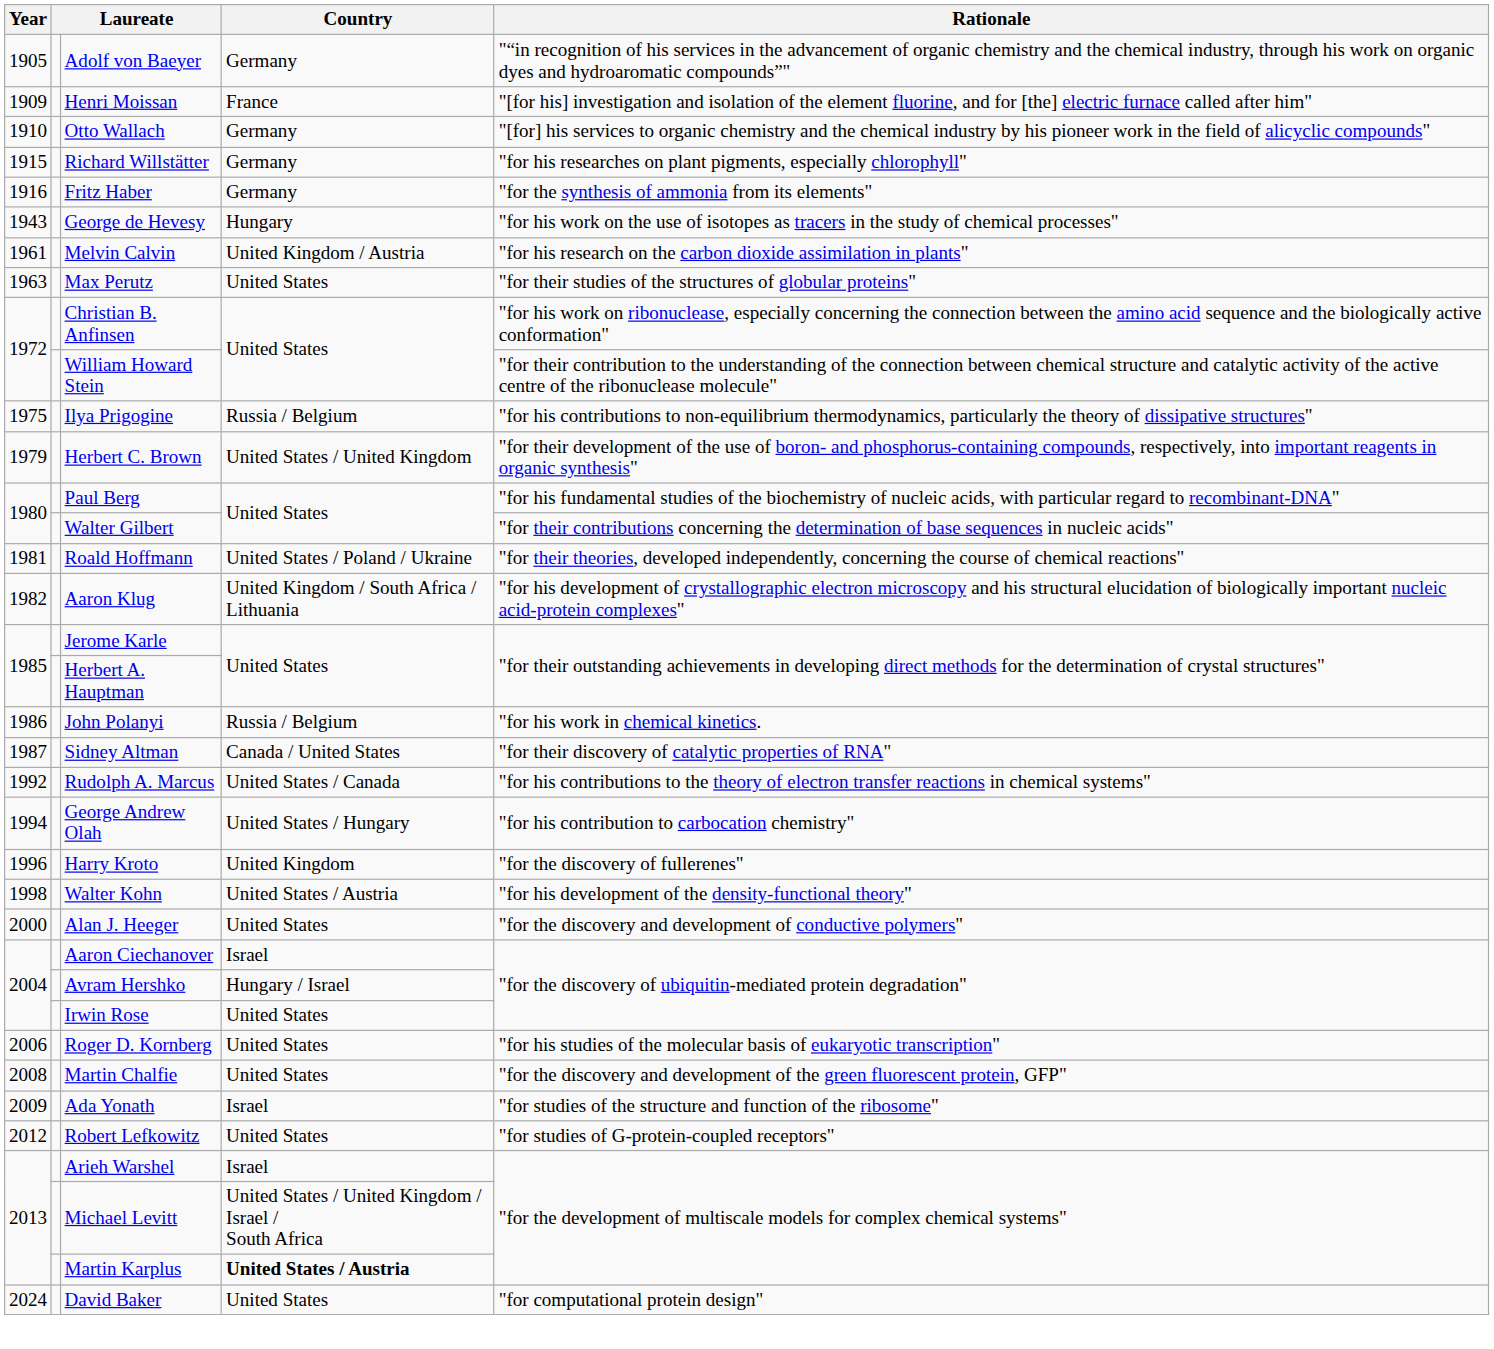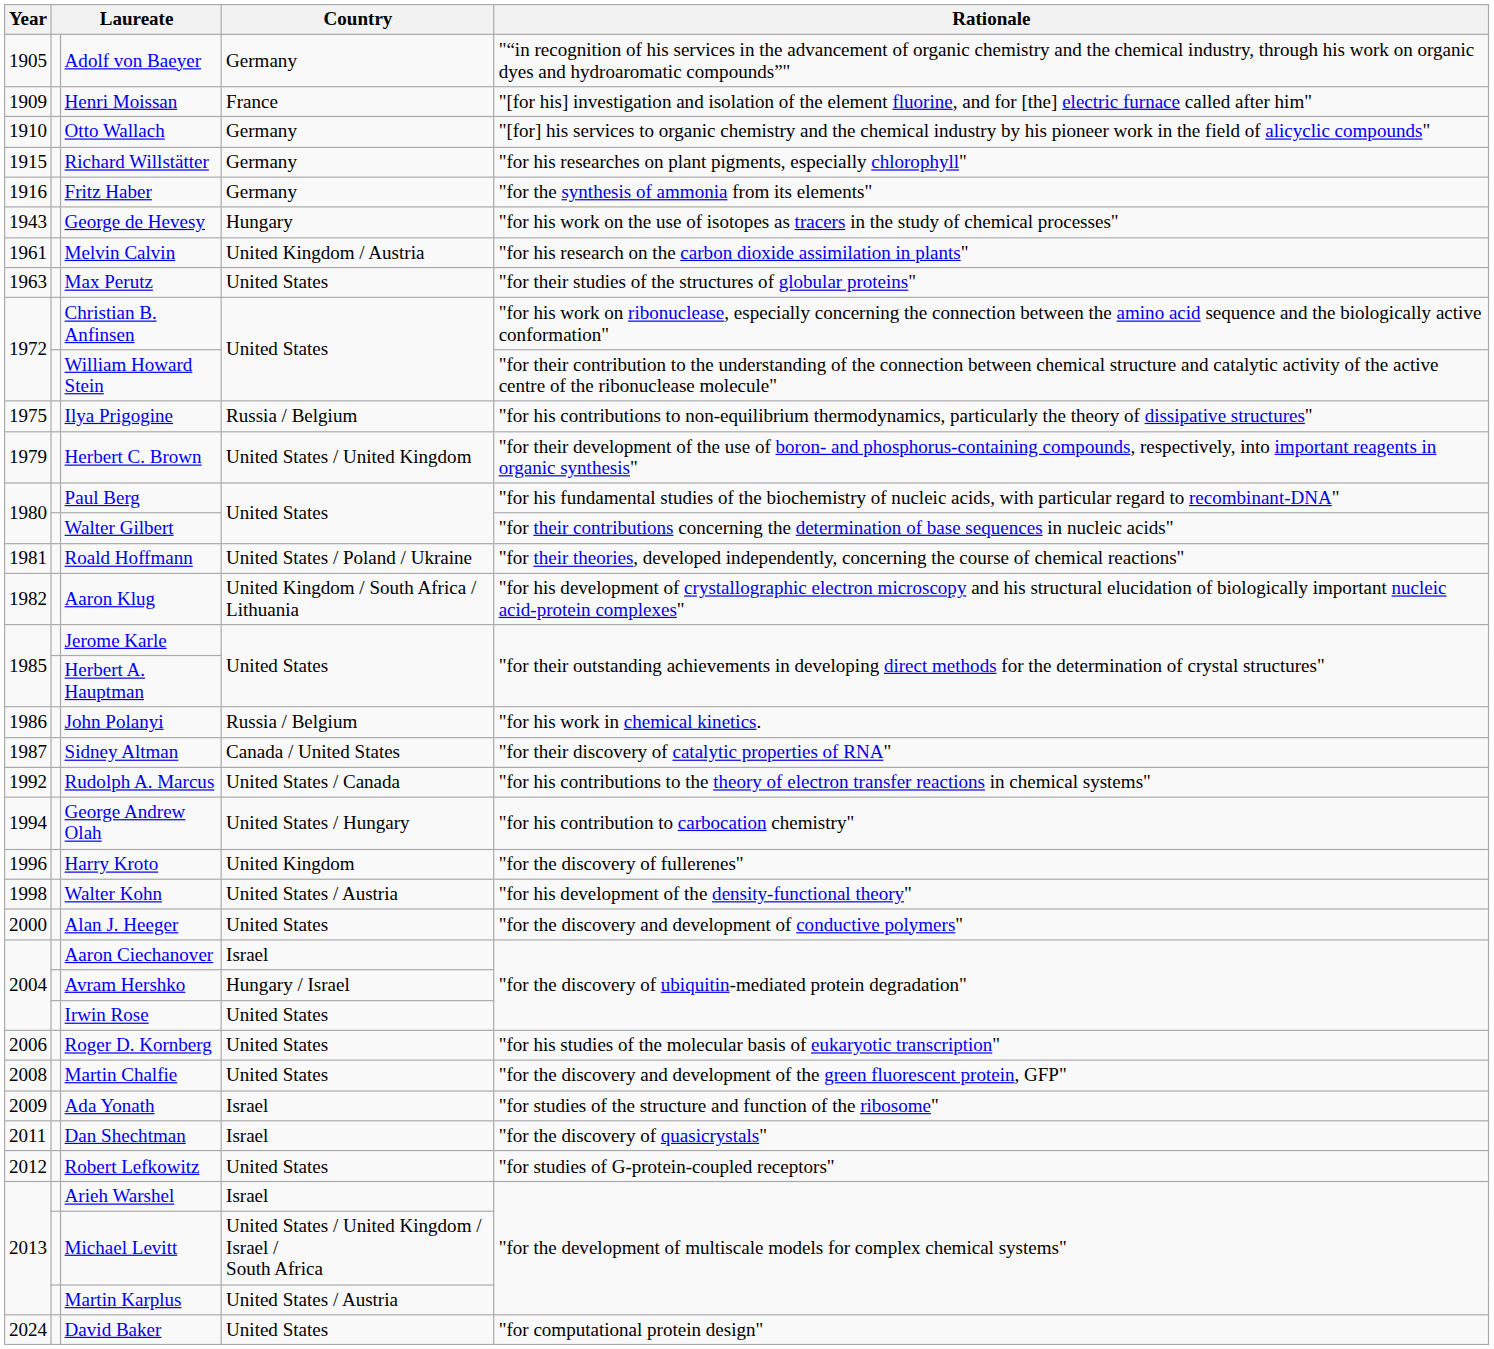+ row: (125, 1135)
(318, 1269) bold -> (312, 1299) normal
